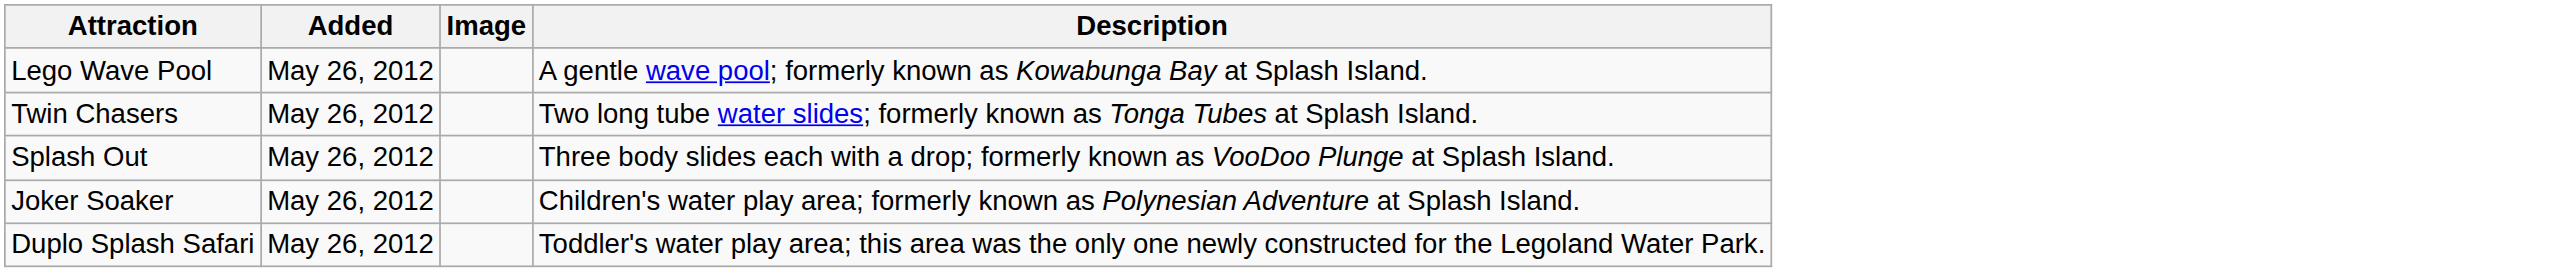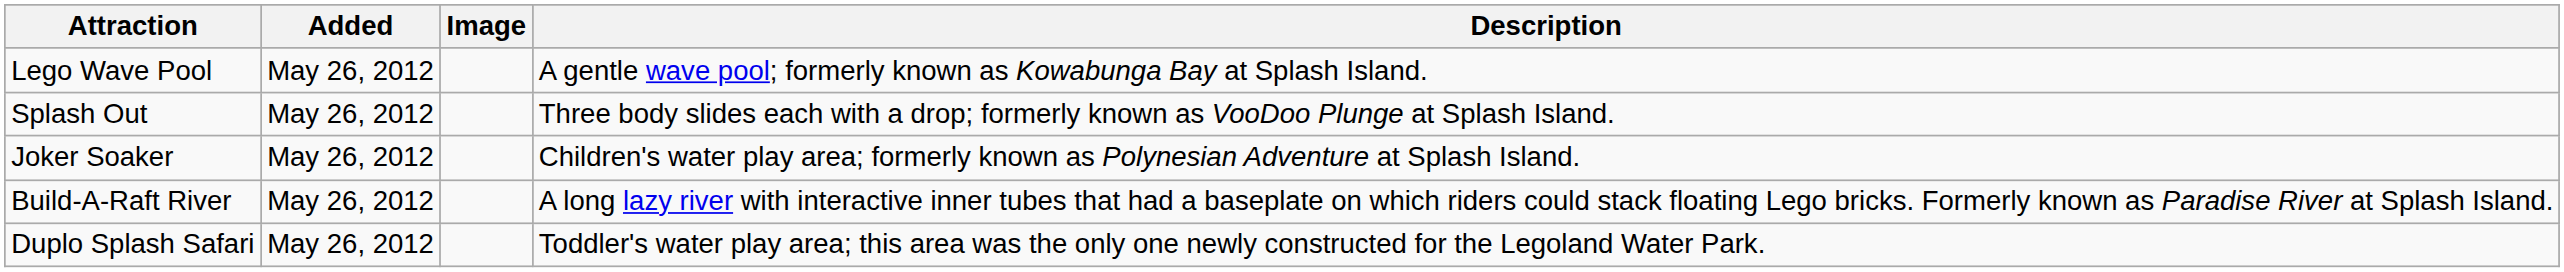- row: (95, 113)
+ row: (121, 200)
